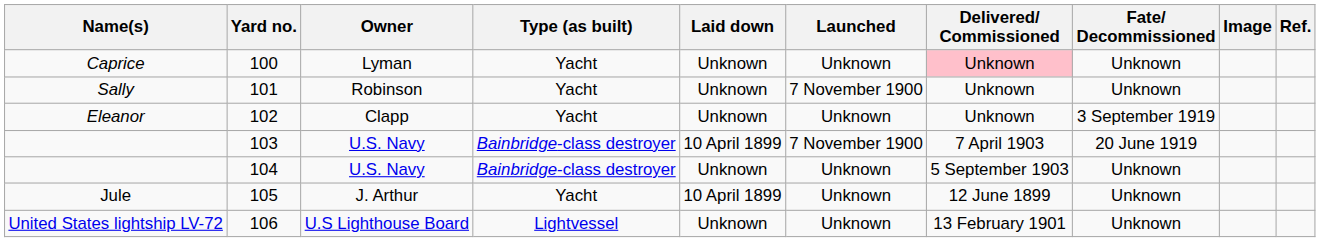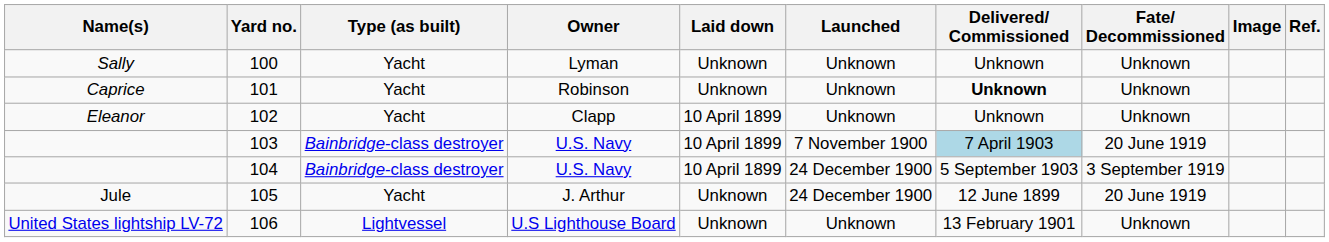columns swapped: (576, 27) <-> (387, 27)
(116, 63) Caprice -> (116, 63) Sally
(1000, 63) pink background -> (1009, 63) no background
(116, 90) Sally -> (116, 90) Caprice
(856, 90) 7 November 1900 -> (861, 90) Unknown
(1000, 90) normal -> (1009, 90) bold
(732, 116) Unknown -> (732, 116) 10 April 1899
(1146, 116) 3 September 1919 -> (1155, 116) Unknown
(1000, 143) no background -> (1009, 143) lightblue background
(732, 169) Unknown -> (732, 169) 10 April 1899
(856, 169) Unknown -> (861, 169) 24 December 1900
(1146, 169) Unknown -> (1155, 169) 3 September 1919
(732, 196) 10 April 1899 -> (732, 196) Unknown
(856, 196) Unknown -> (861, 196) 24 December 1900
(1146, 196) Unknown -> (1155, 196) 20 June 1919
